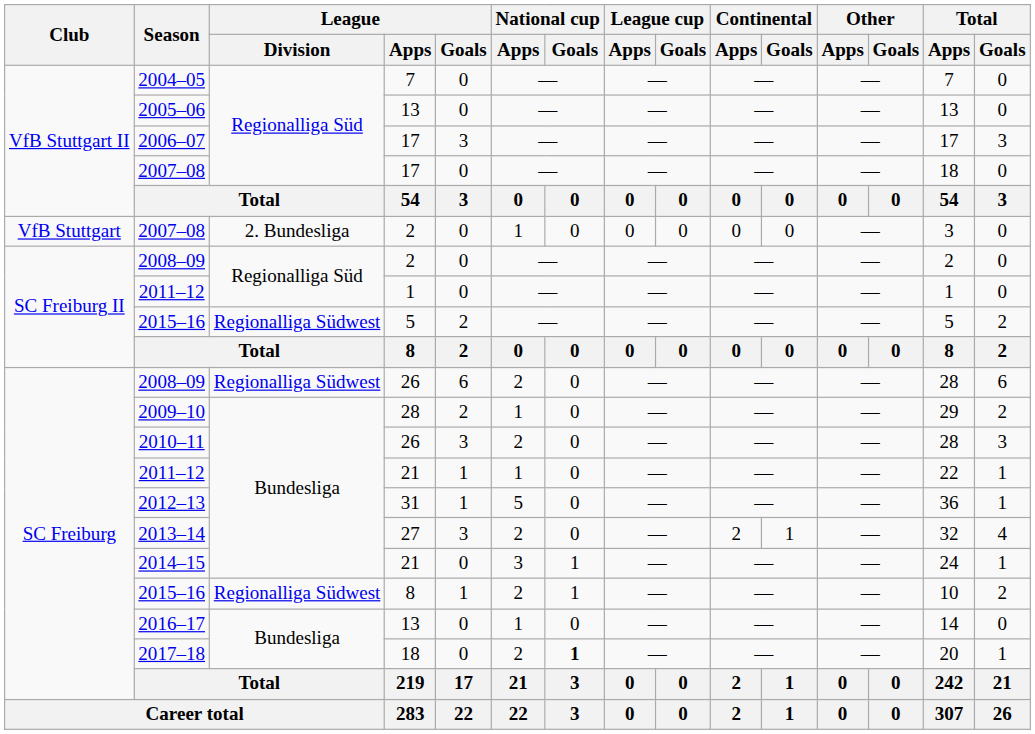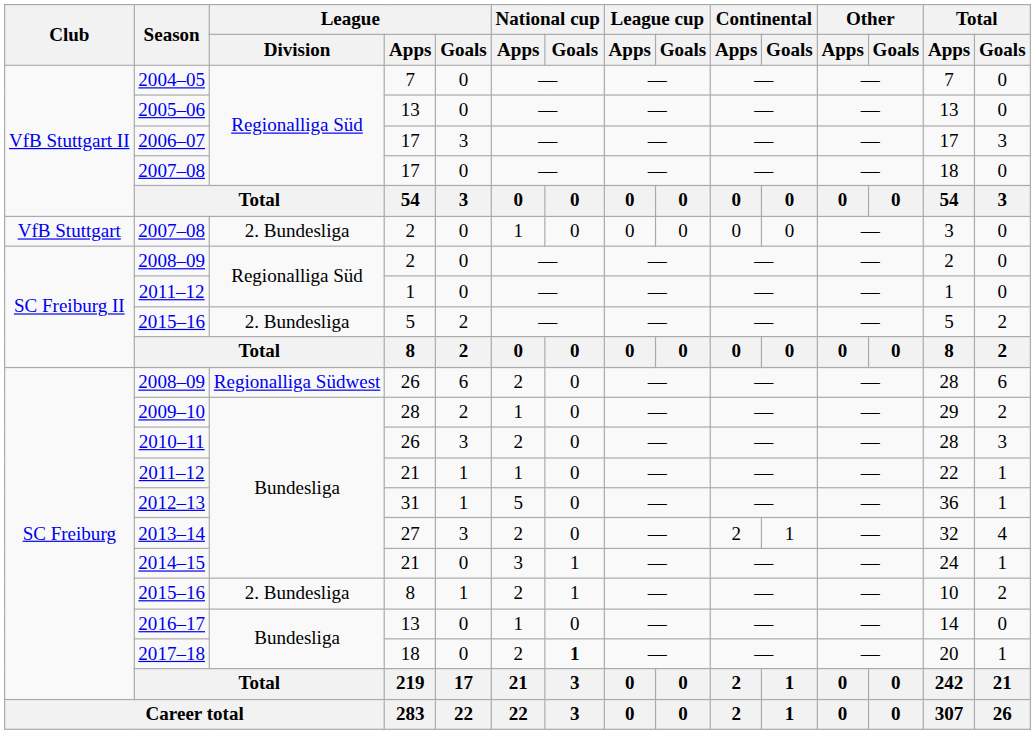(297, 321) Regionalliga Südwest -> (297, 321) 2. Bundesliga
(297, 593) Regionalliga Südwest -> (297, 593) 2. Bundesliga
